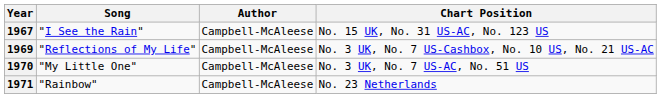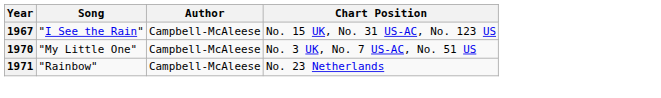- row: (20, 49)
